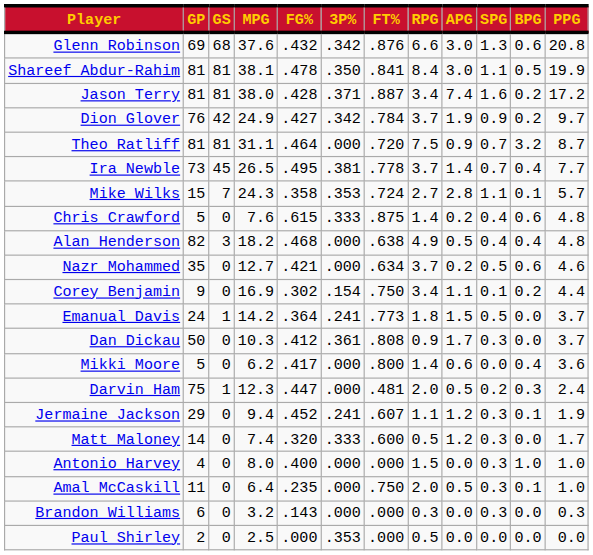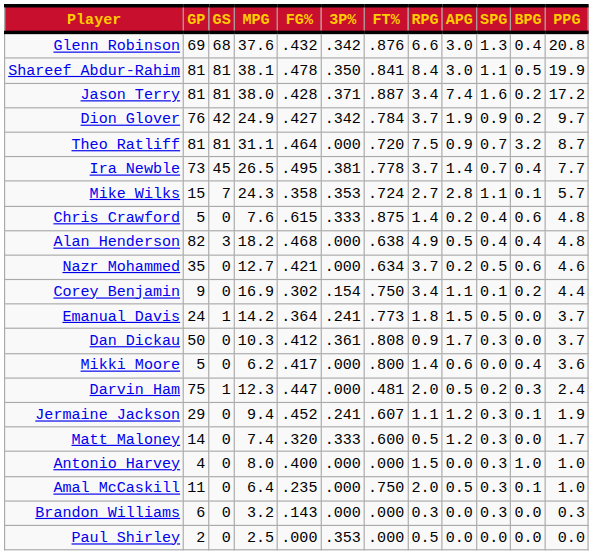(528, 46) 0.6 -> (528, 46) 0.4
